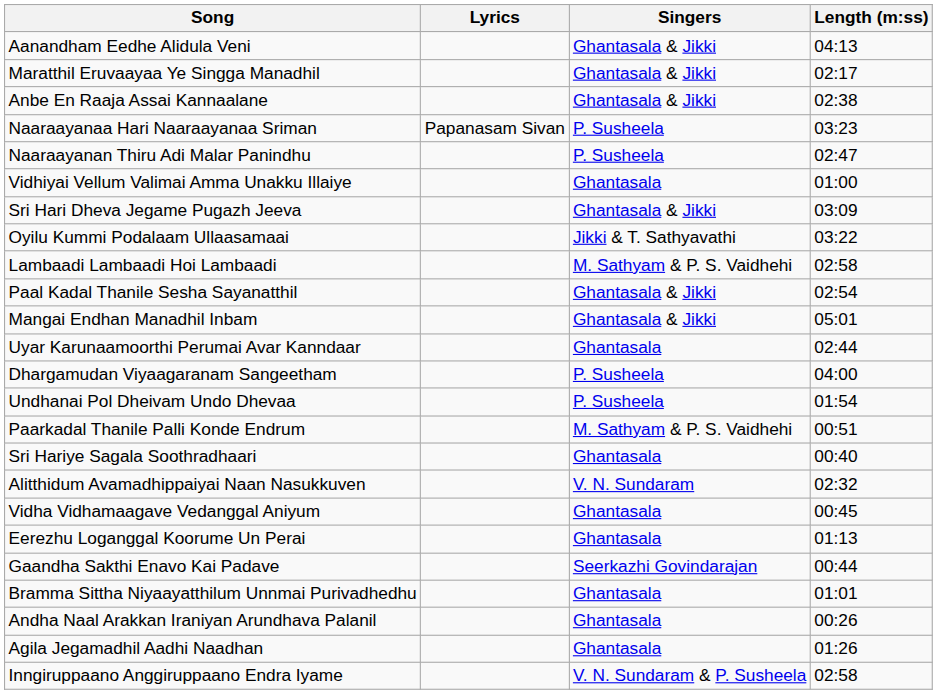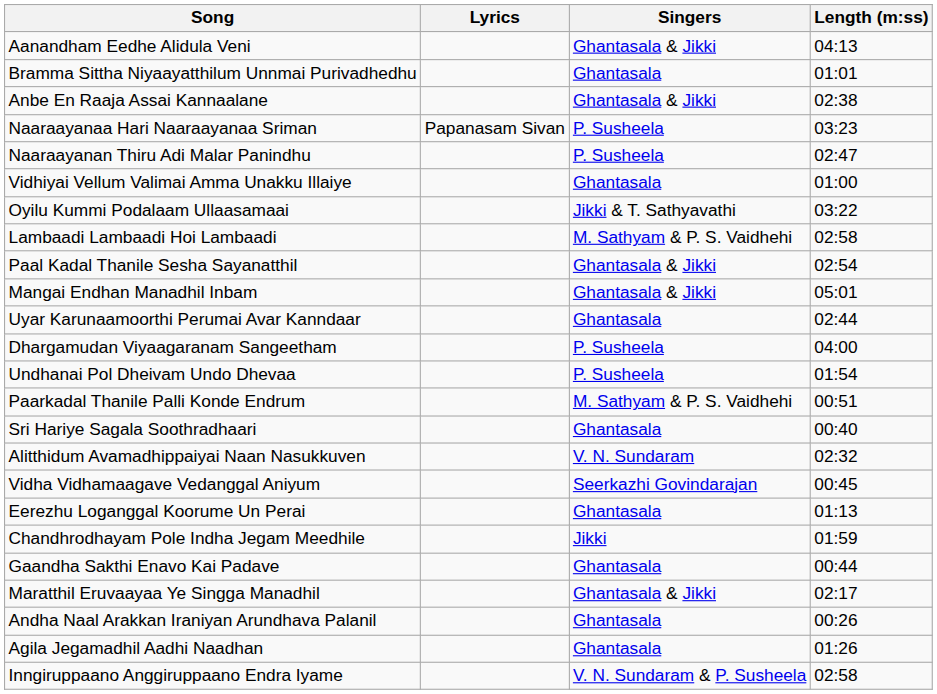rows swapped: (164, 73) <-> (213, 593)
- row: (155, 210)
(617, 511) Ghantasala -> (665, 484) Seerkazhi Govindarajan
+ row: (187, 538)
(665, 566) Seerkazhi Govindarajan -> (617, 566) Ghantasala
